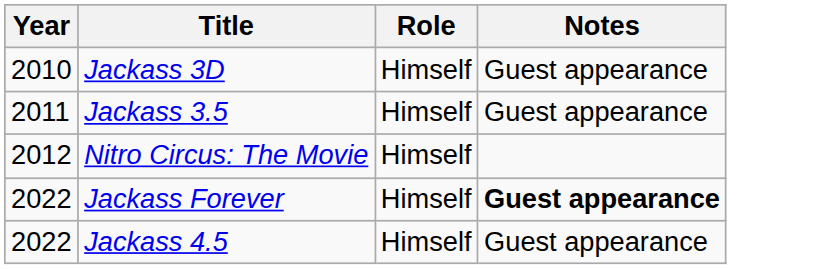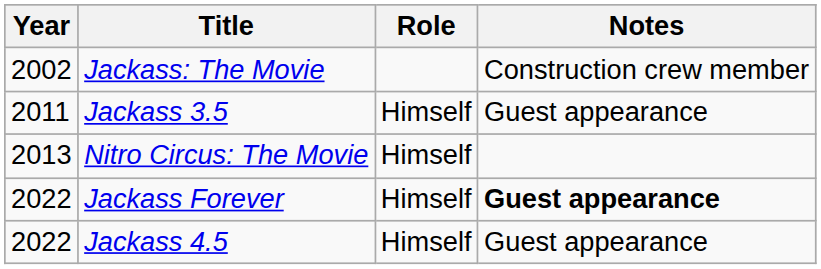+ row: (204, 69)
- row: (154, 69)
(41, 155) 2012 -> (41, 155) 2013
